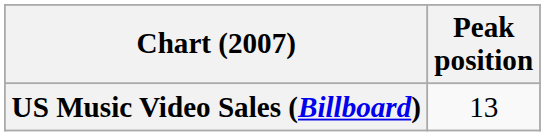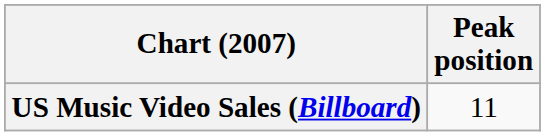(484, 106) 13 -> (484, 106) 11
